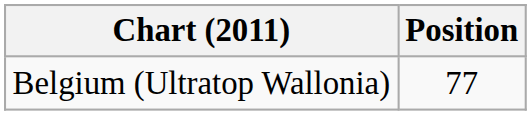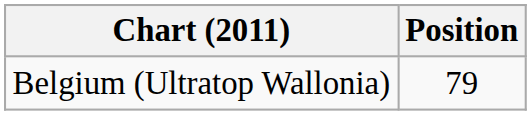(462, 82) 77 -> (462, 82) 79
